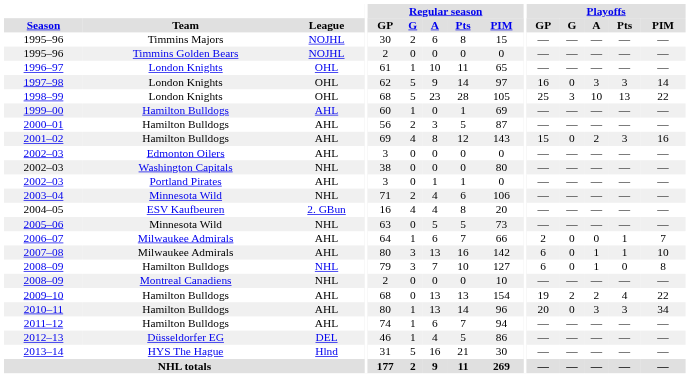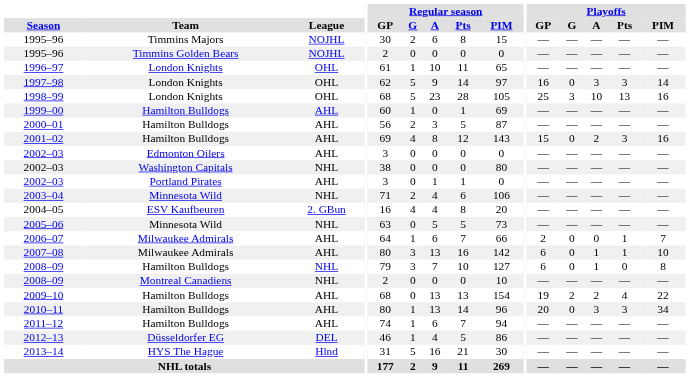(663, 96) 22 -> (663, 96) 16
